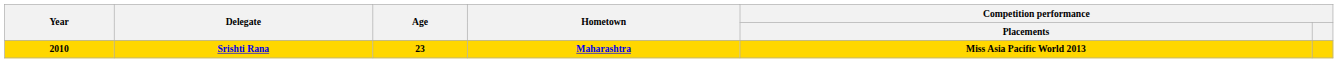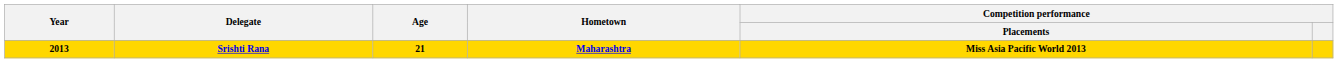(59, 50) 2010 -> (59, 50) 2013
(420, 50) 23 -> (420, 50) 21
